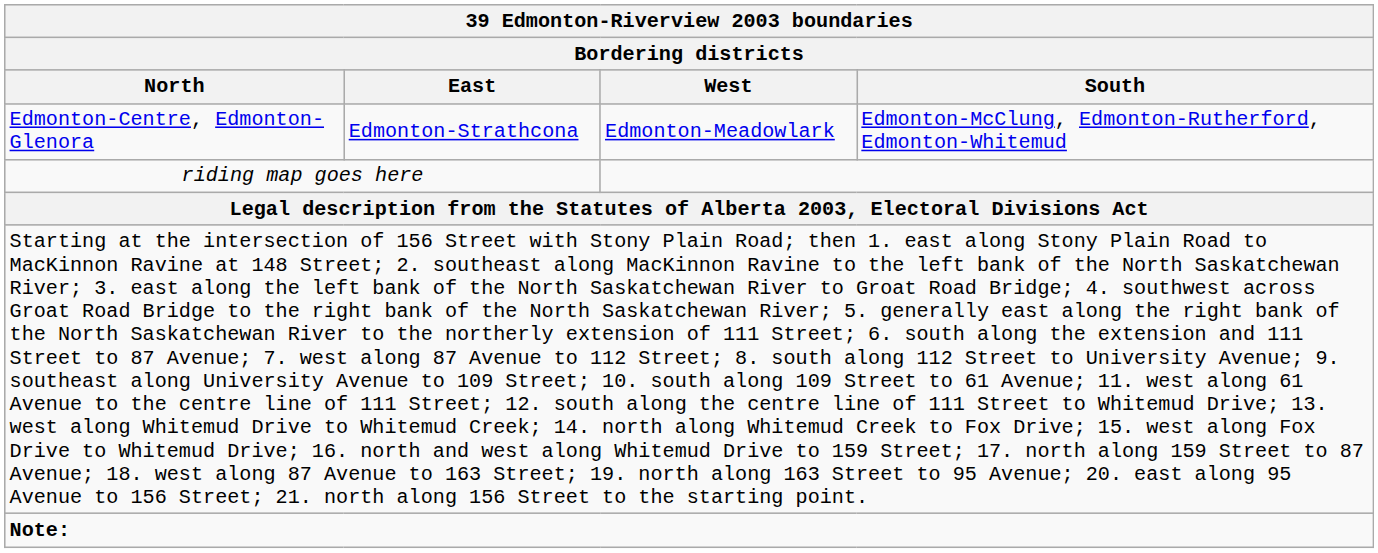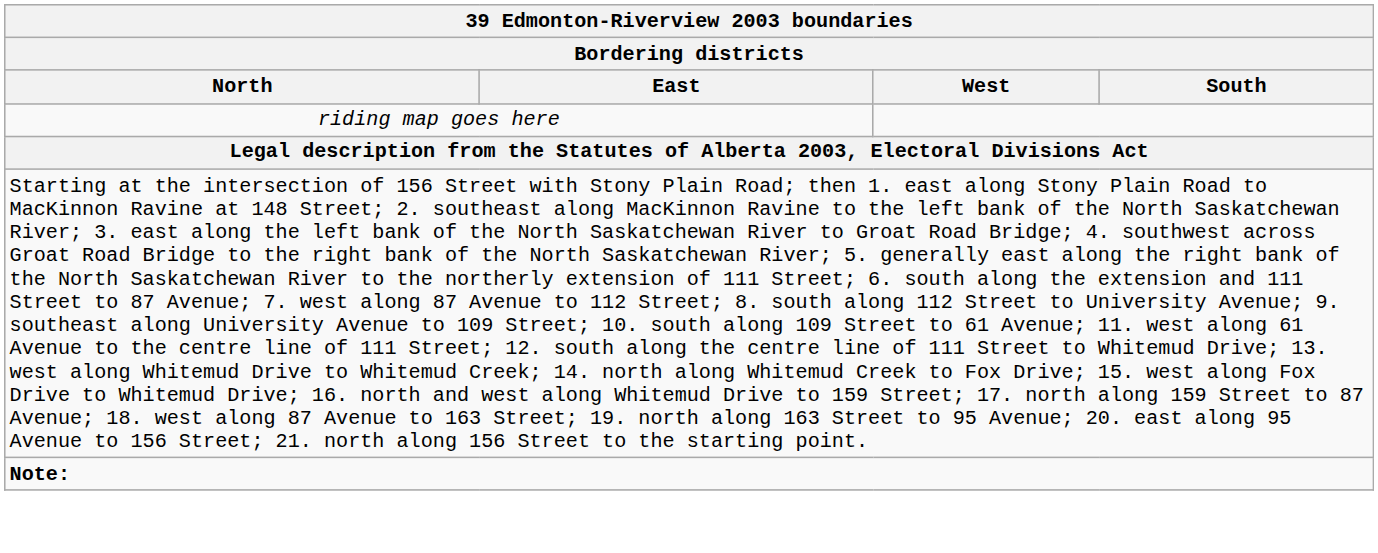- row: (167, 131)
